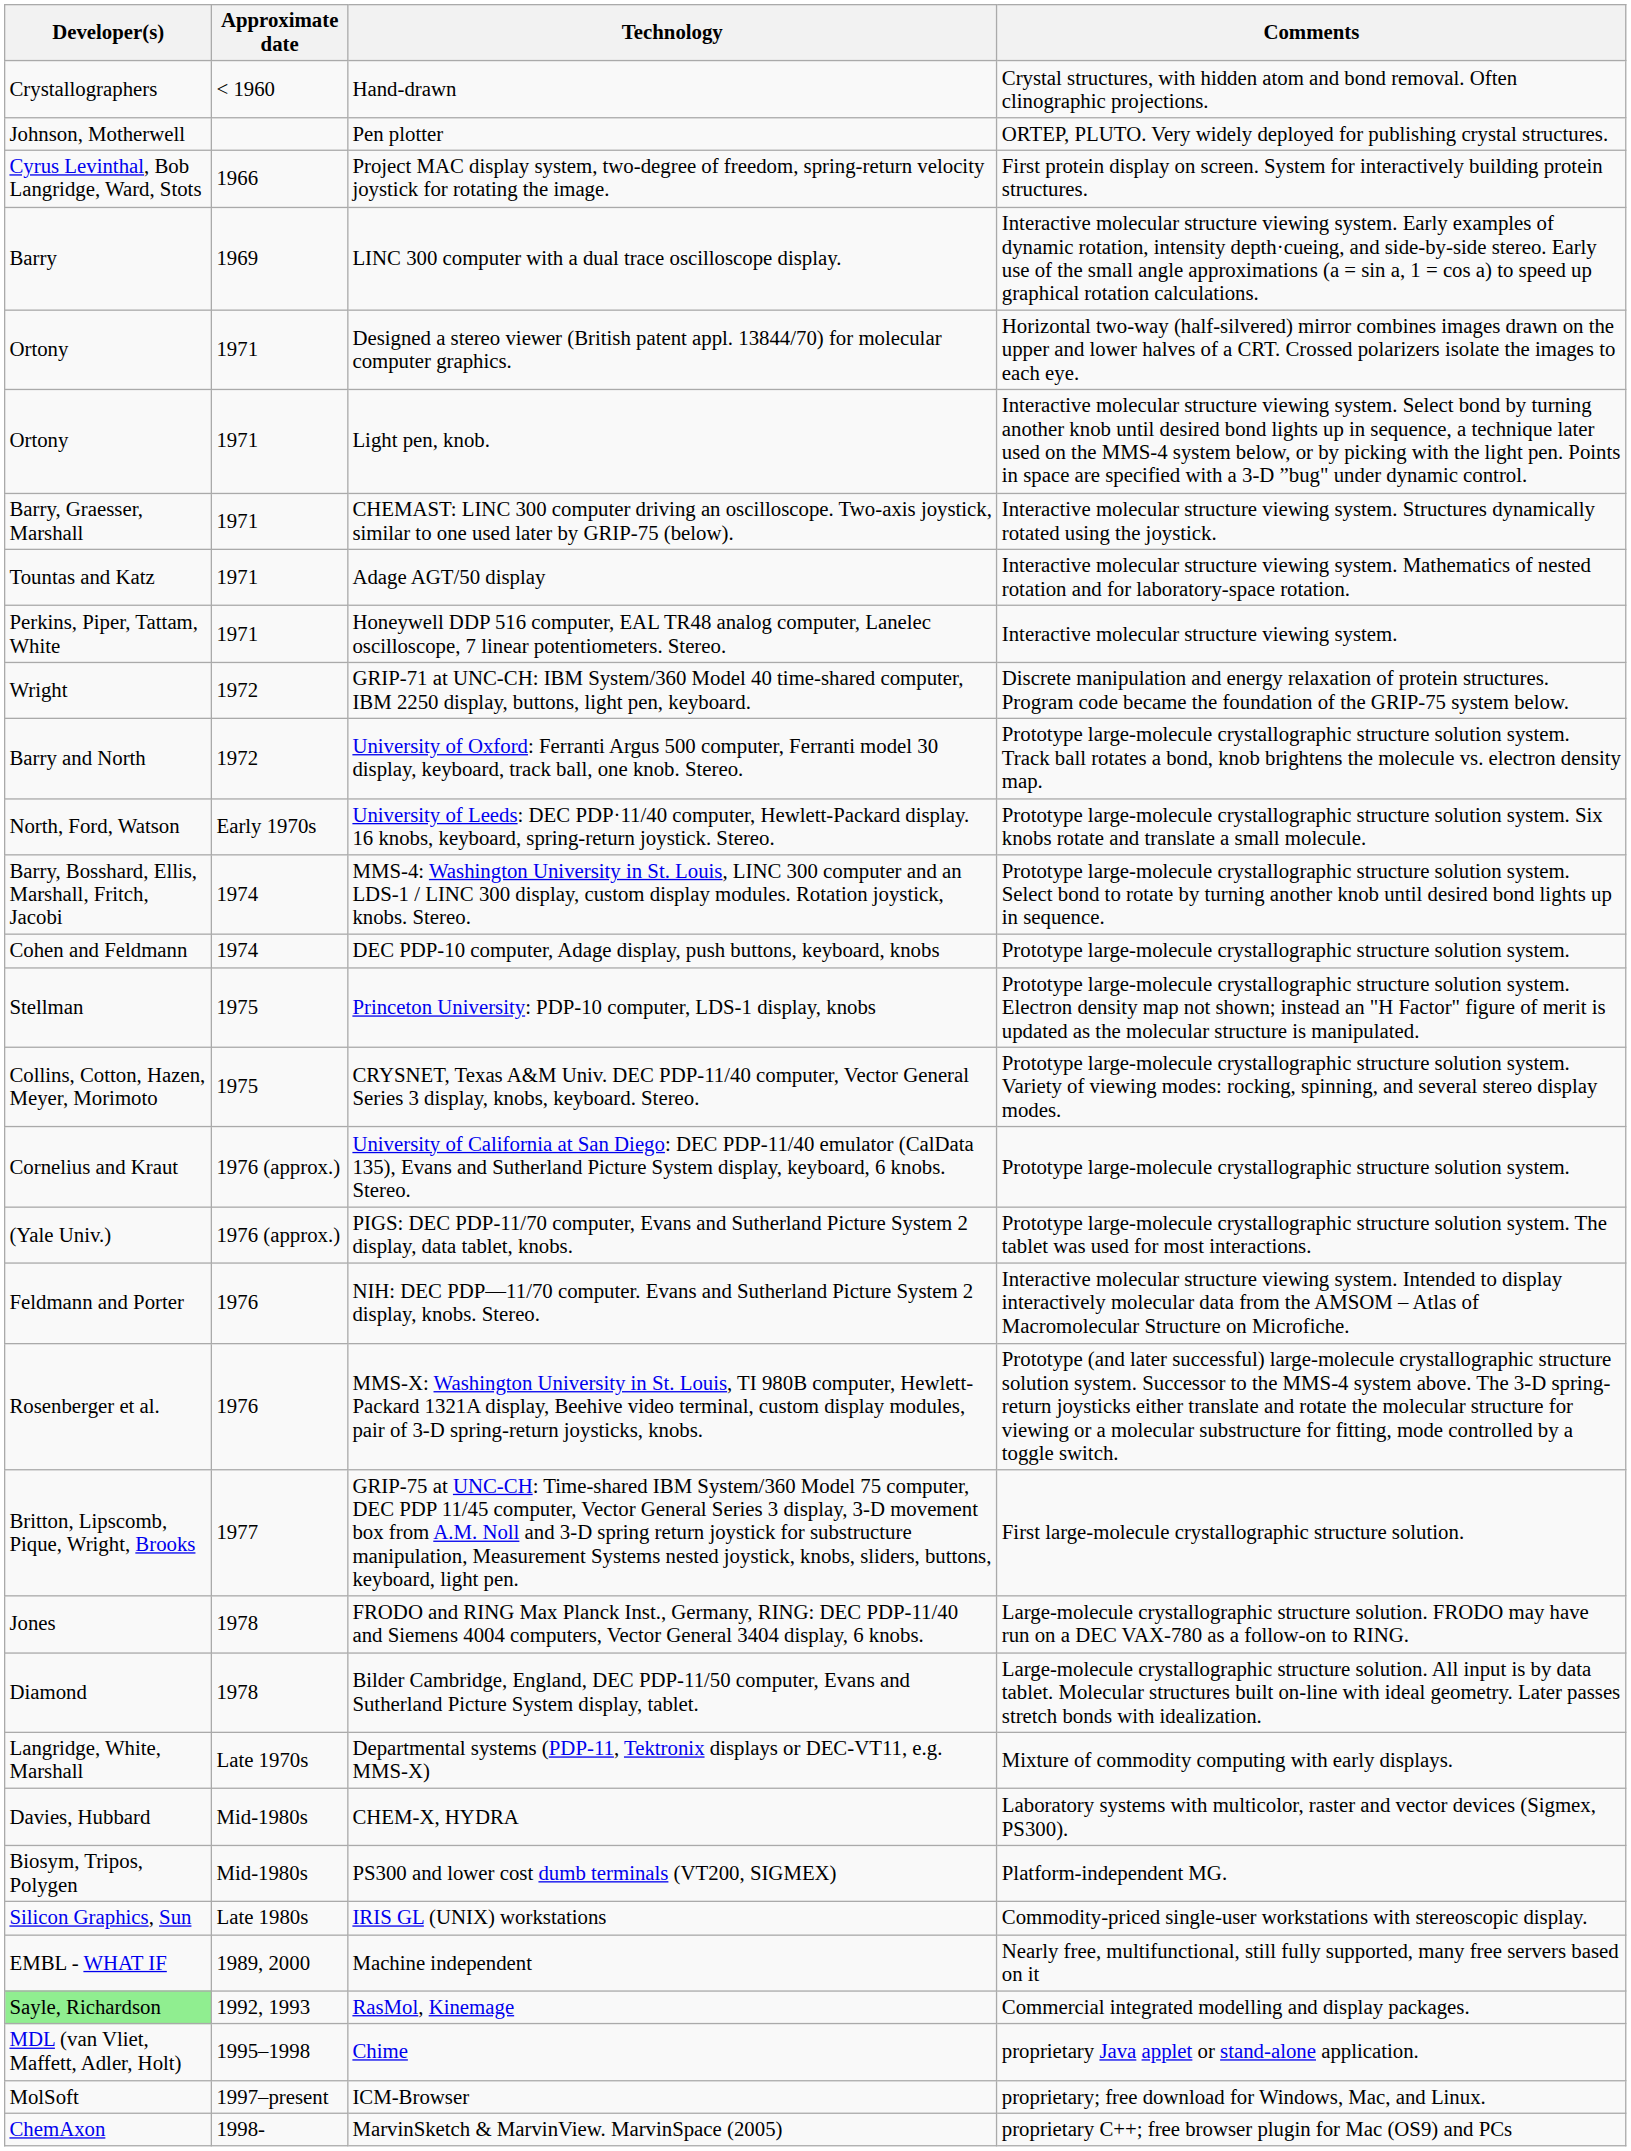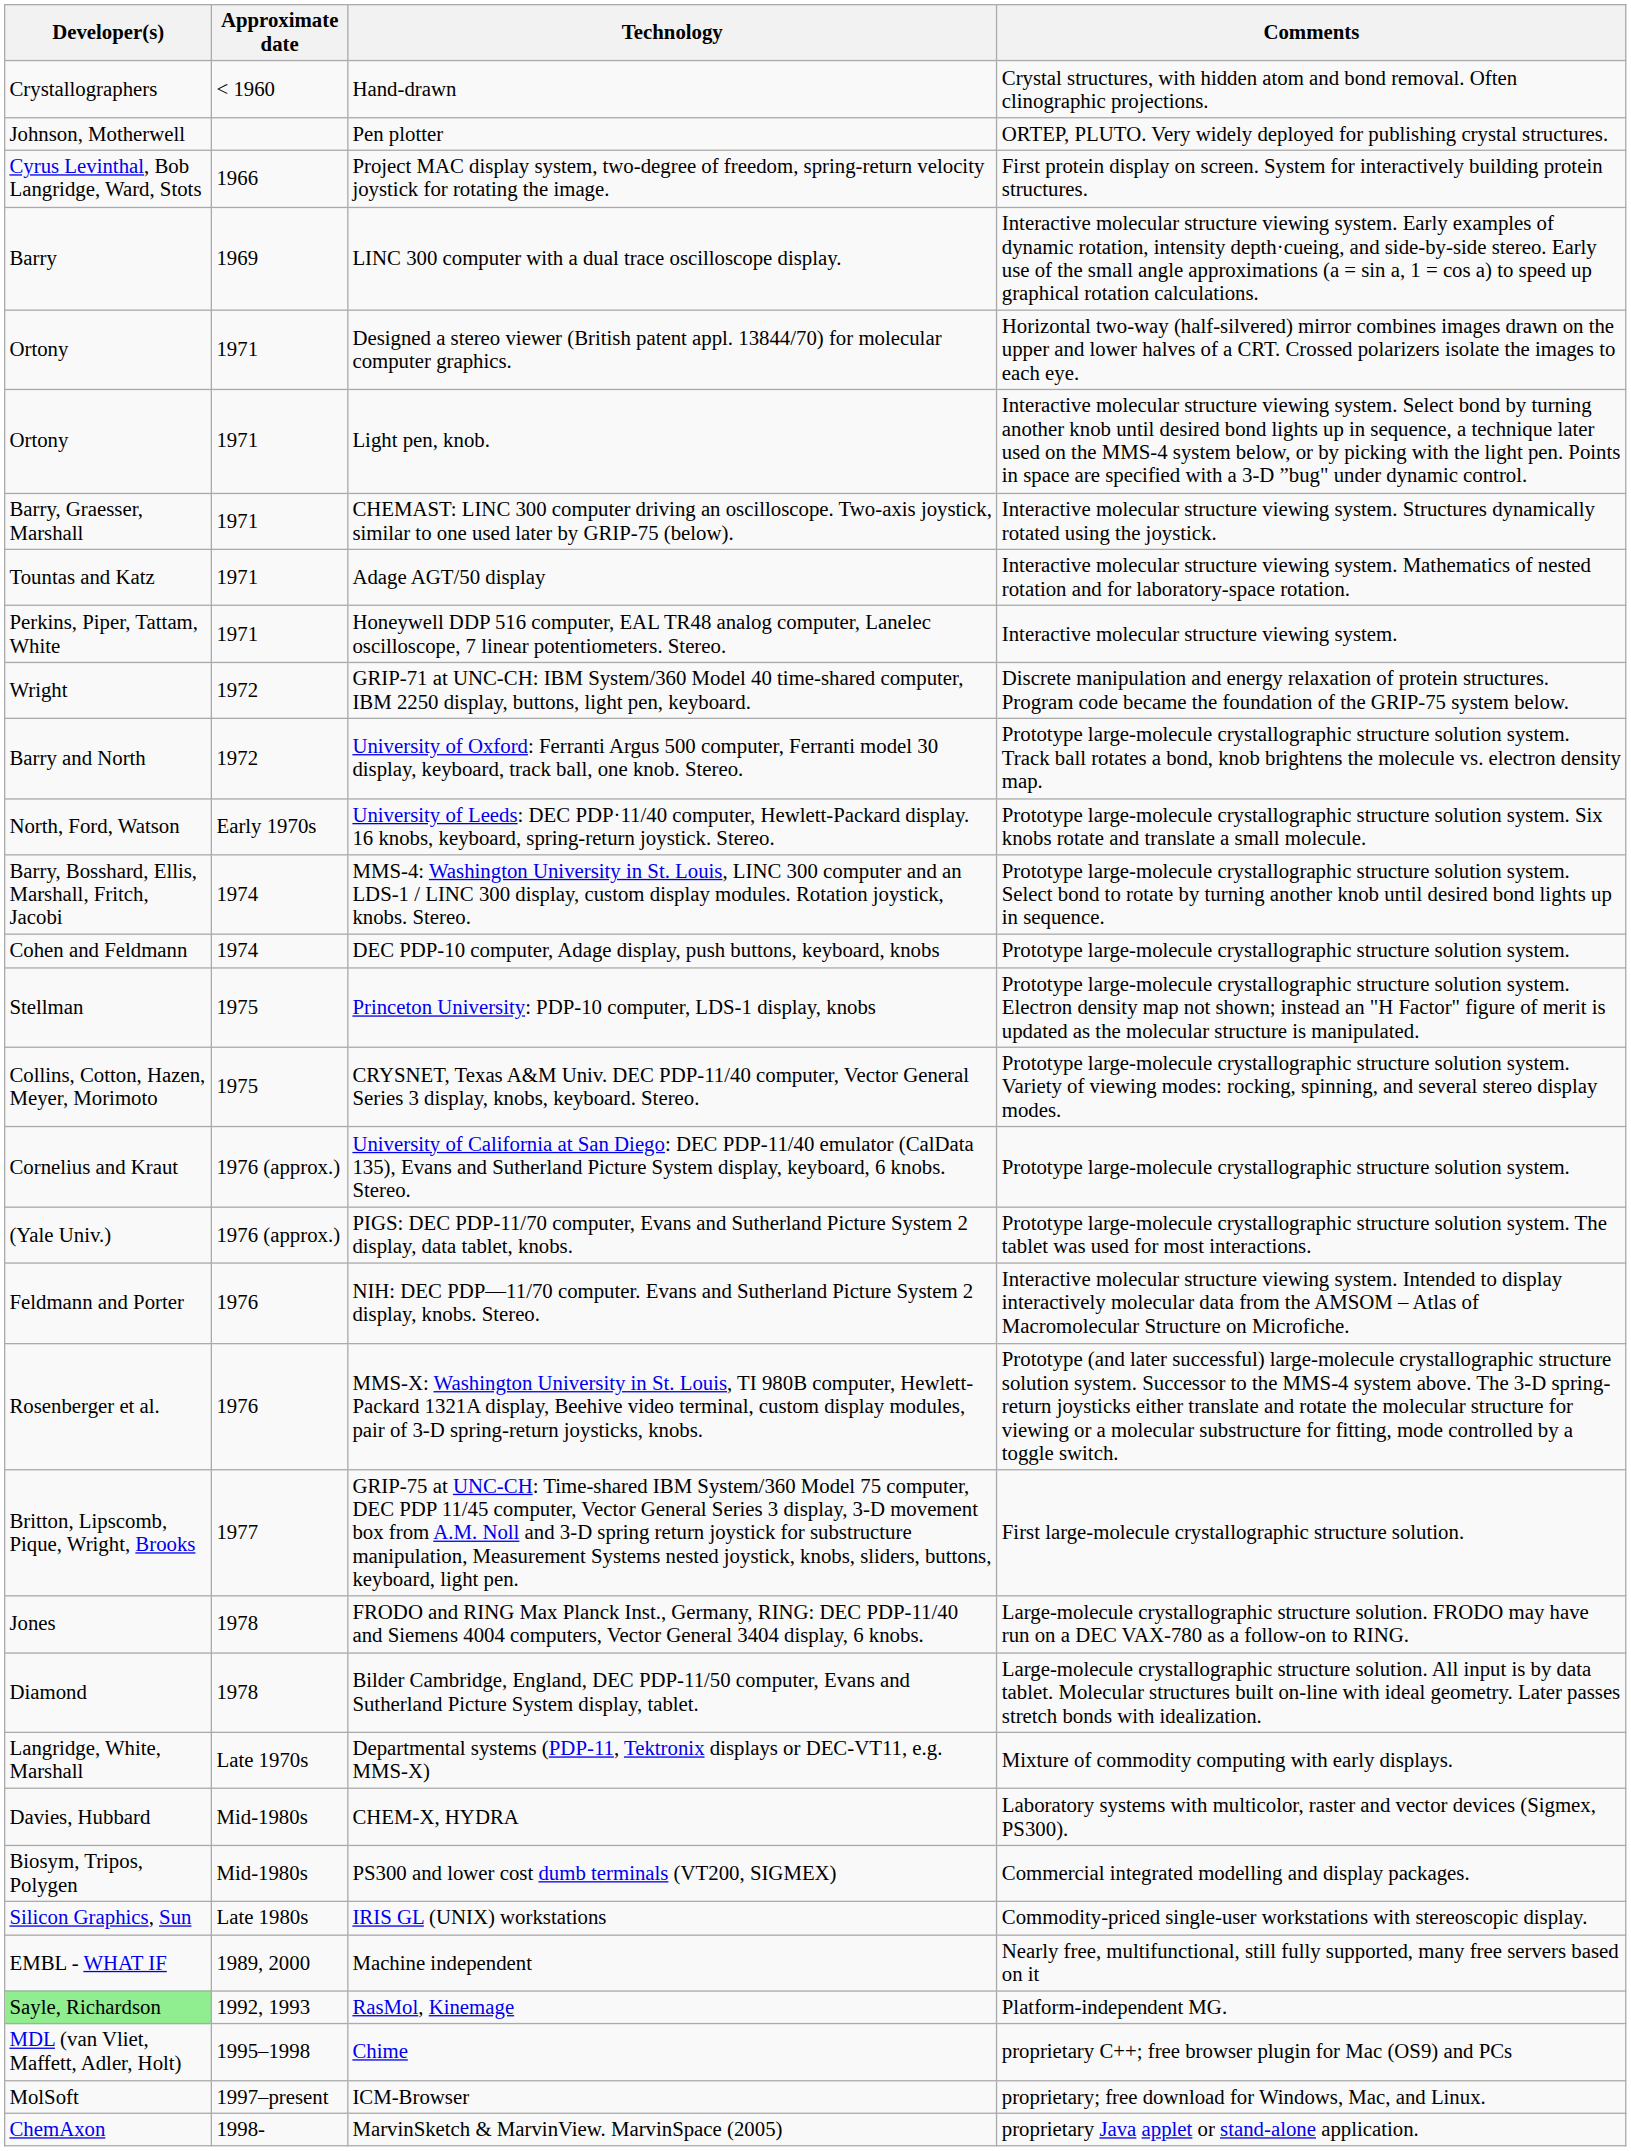(1114, 1873) Platform-independent MG. -> (1236, 1873) Commercial integrated modelling and display packages.
(1236, 2007) Commercial integrated modelling and display packages. -> (1114, 2007) Platform-independent MG.
(1210, 2051) proprietary Java applet or stand-alone application. -> (1257, 2051) proprietary C++; free browser plugin for Mac (OS9) and PCs
(1257, 2129) proprietary C++; free browser plugin for Mac (OS9) and PCs -> (1210, 2129) proprietary Java applet or stand-alone application.
